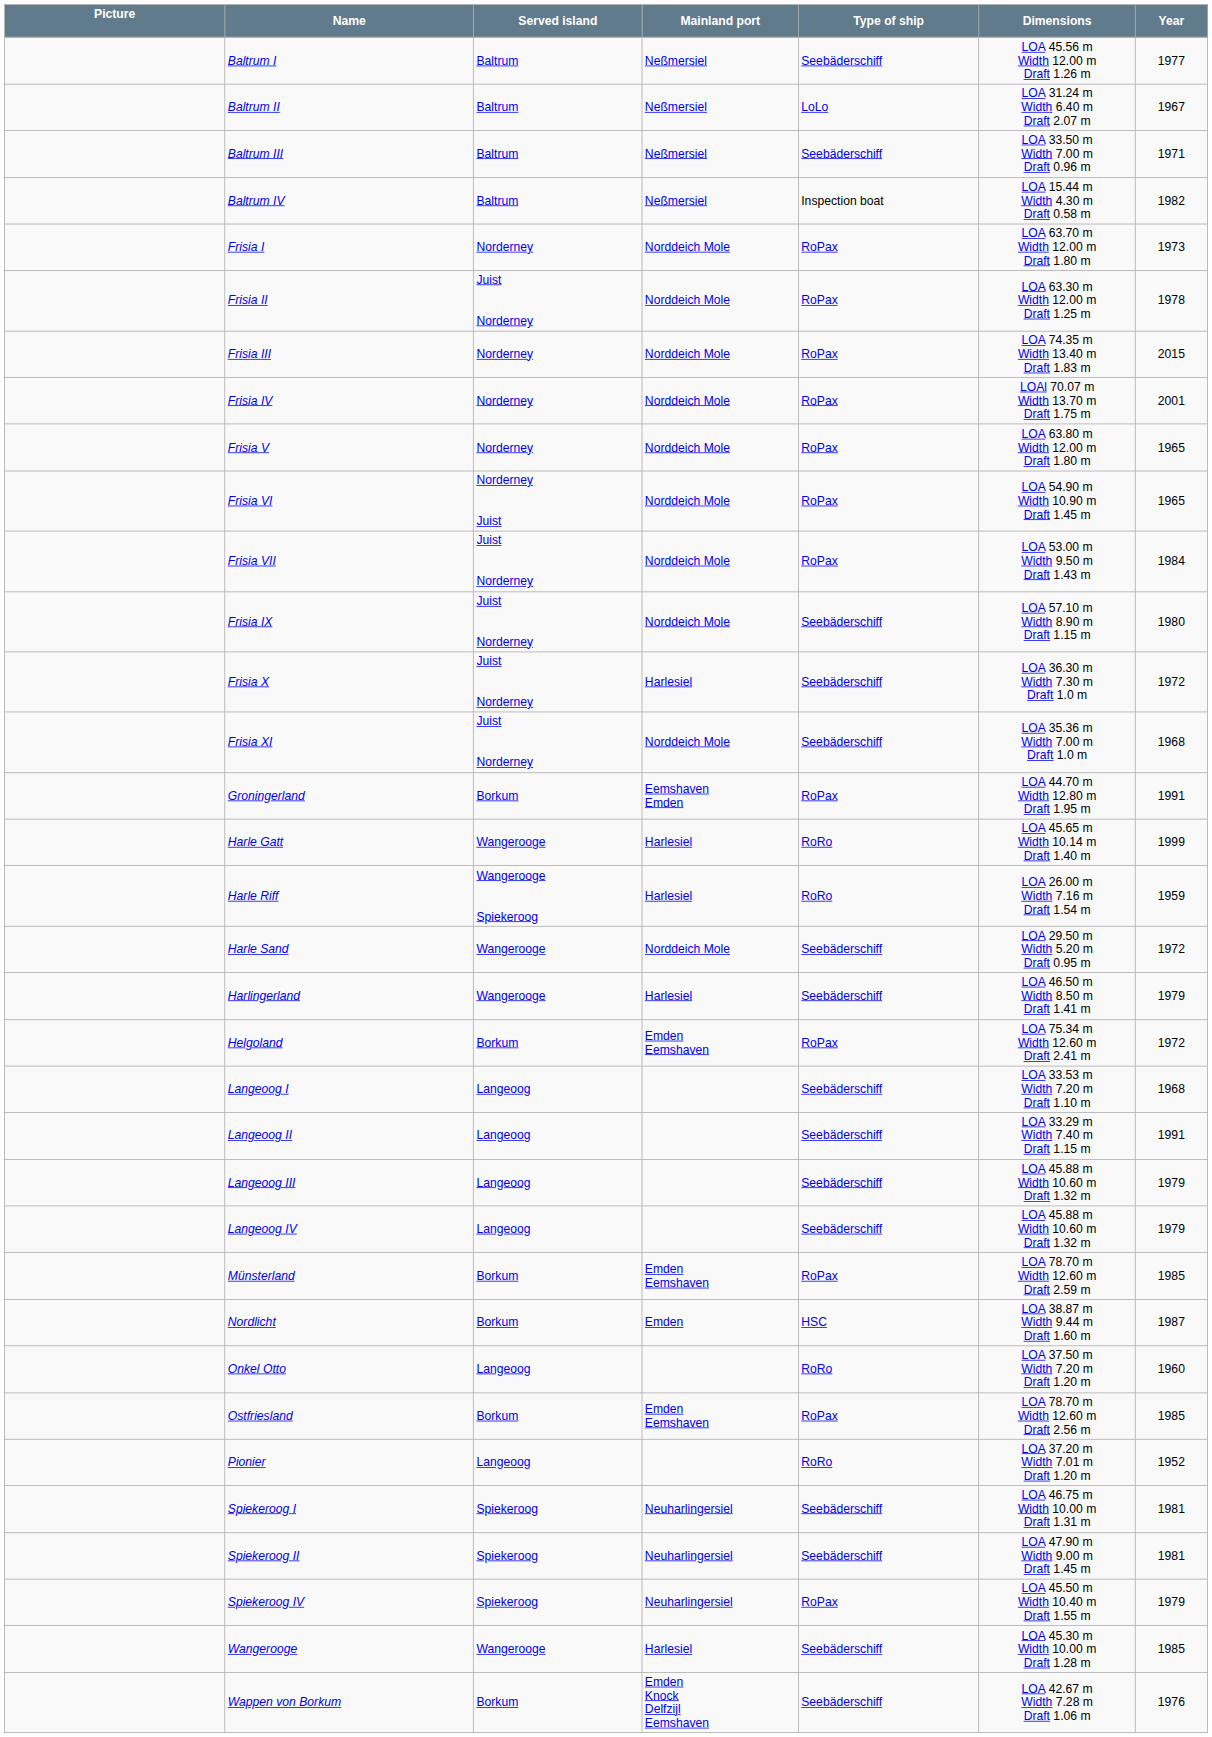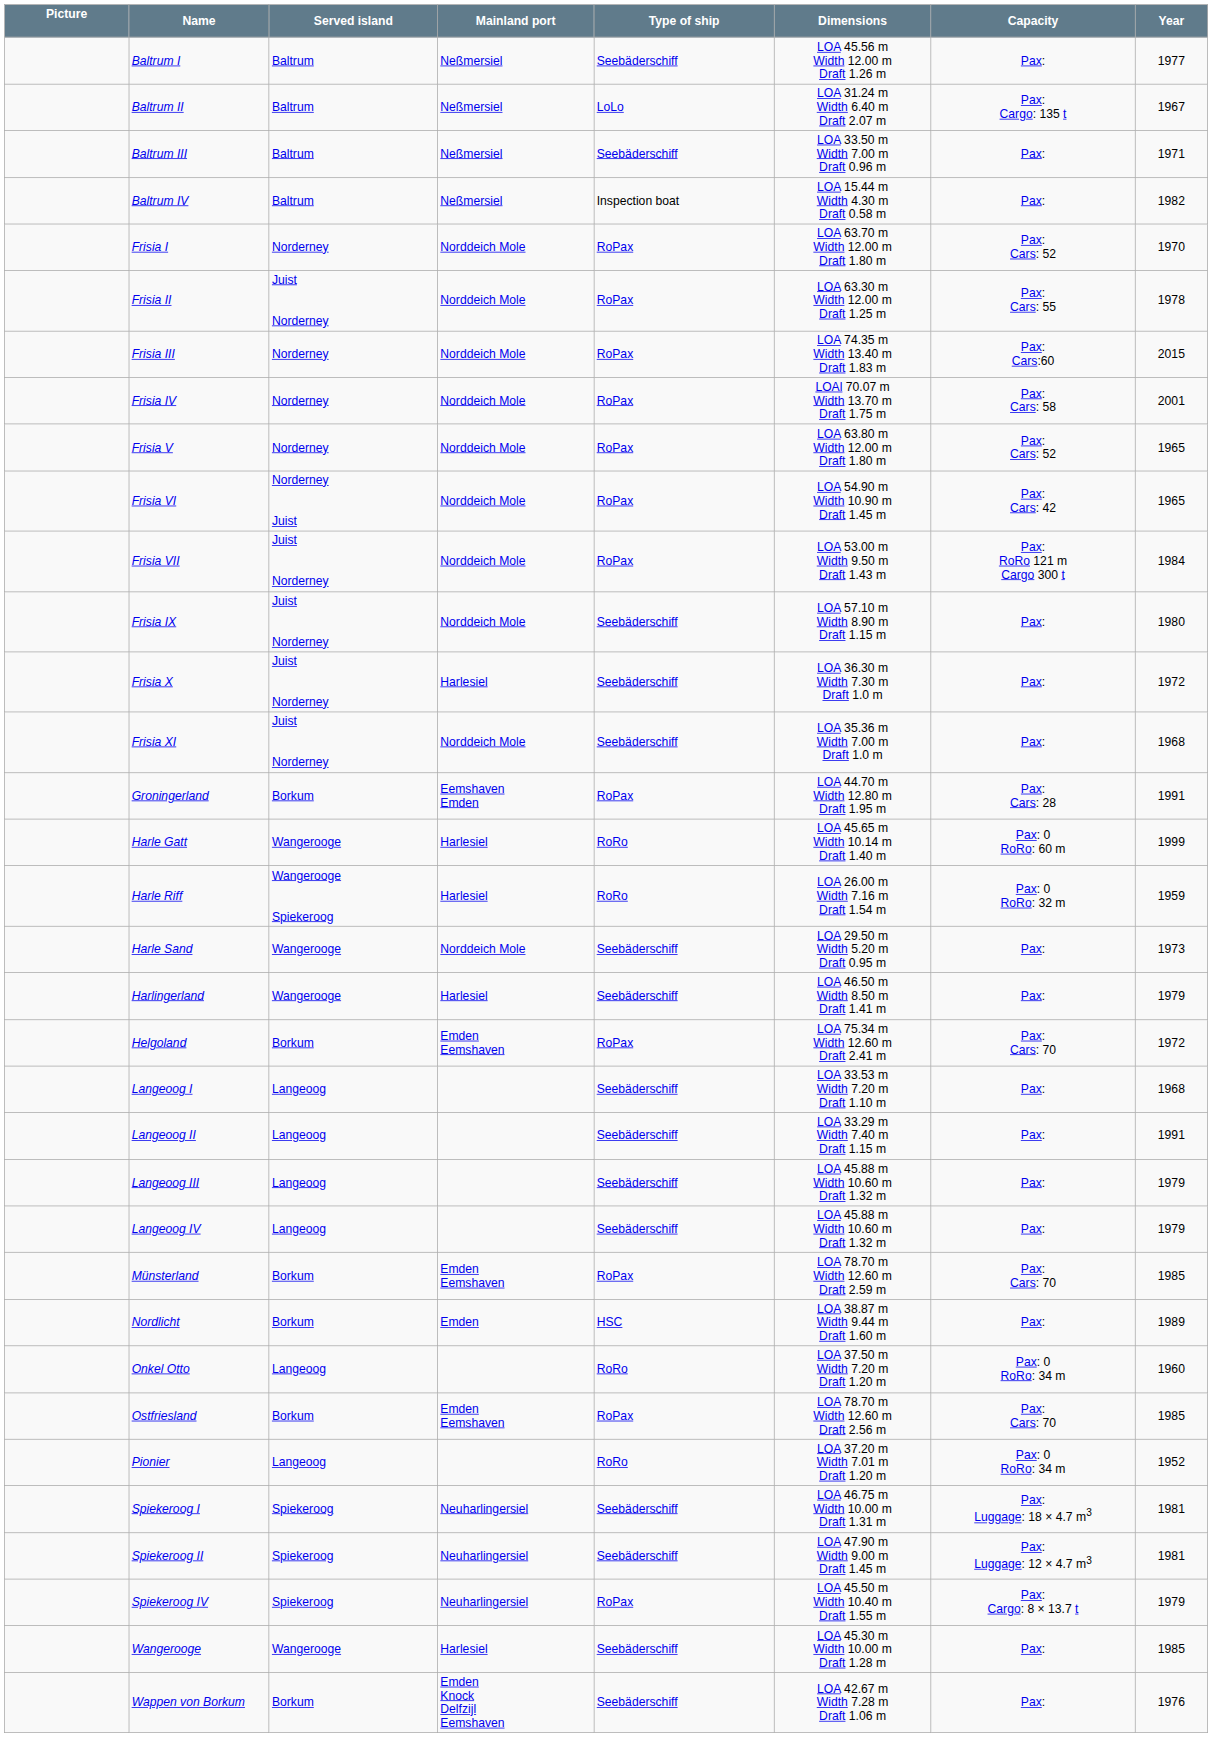+ column: (1033, 20)
(1171, 247) 1973 -> (1171, 247) 1970
(1171, 949) 1972 -> (1171, 949) 1973
(1171, 1322) 1987 -> (1171, 1322) 1989
